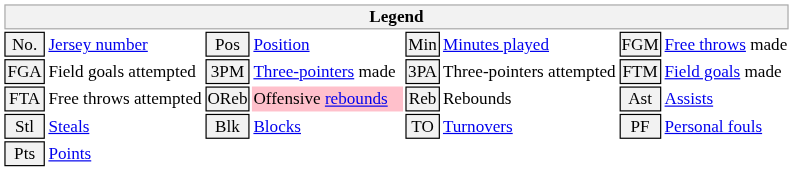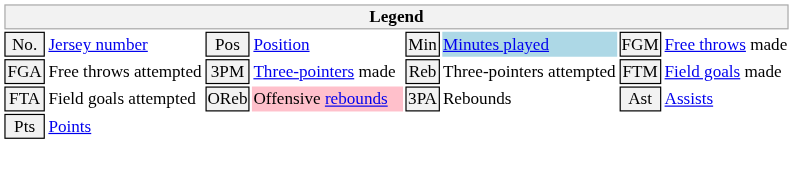(496, 44) no background -> (496, 44) lightblue background
(122, 71) Field goals attempted -> (125, 71) Free throws attempted
(423, 71) 3PA -> (423, 71) Reb
(125, 98) Free throws attempted -> (122, 98) Field goals attempted
(423, 98) Reb -> (423, 98) 3PA
- row: (25, 126)
